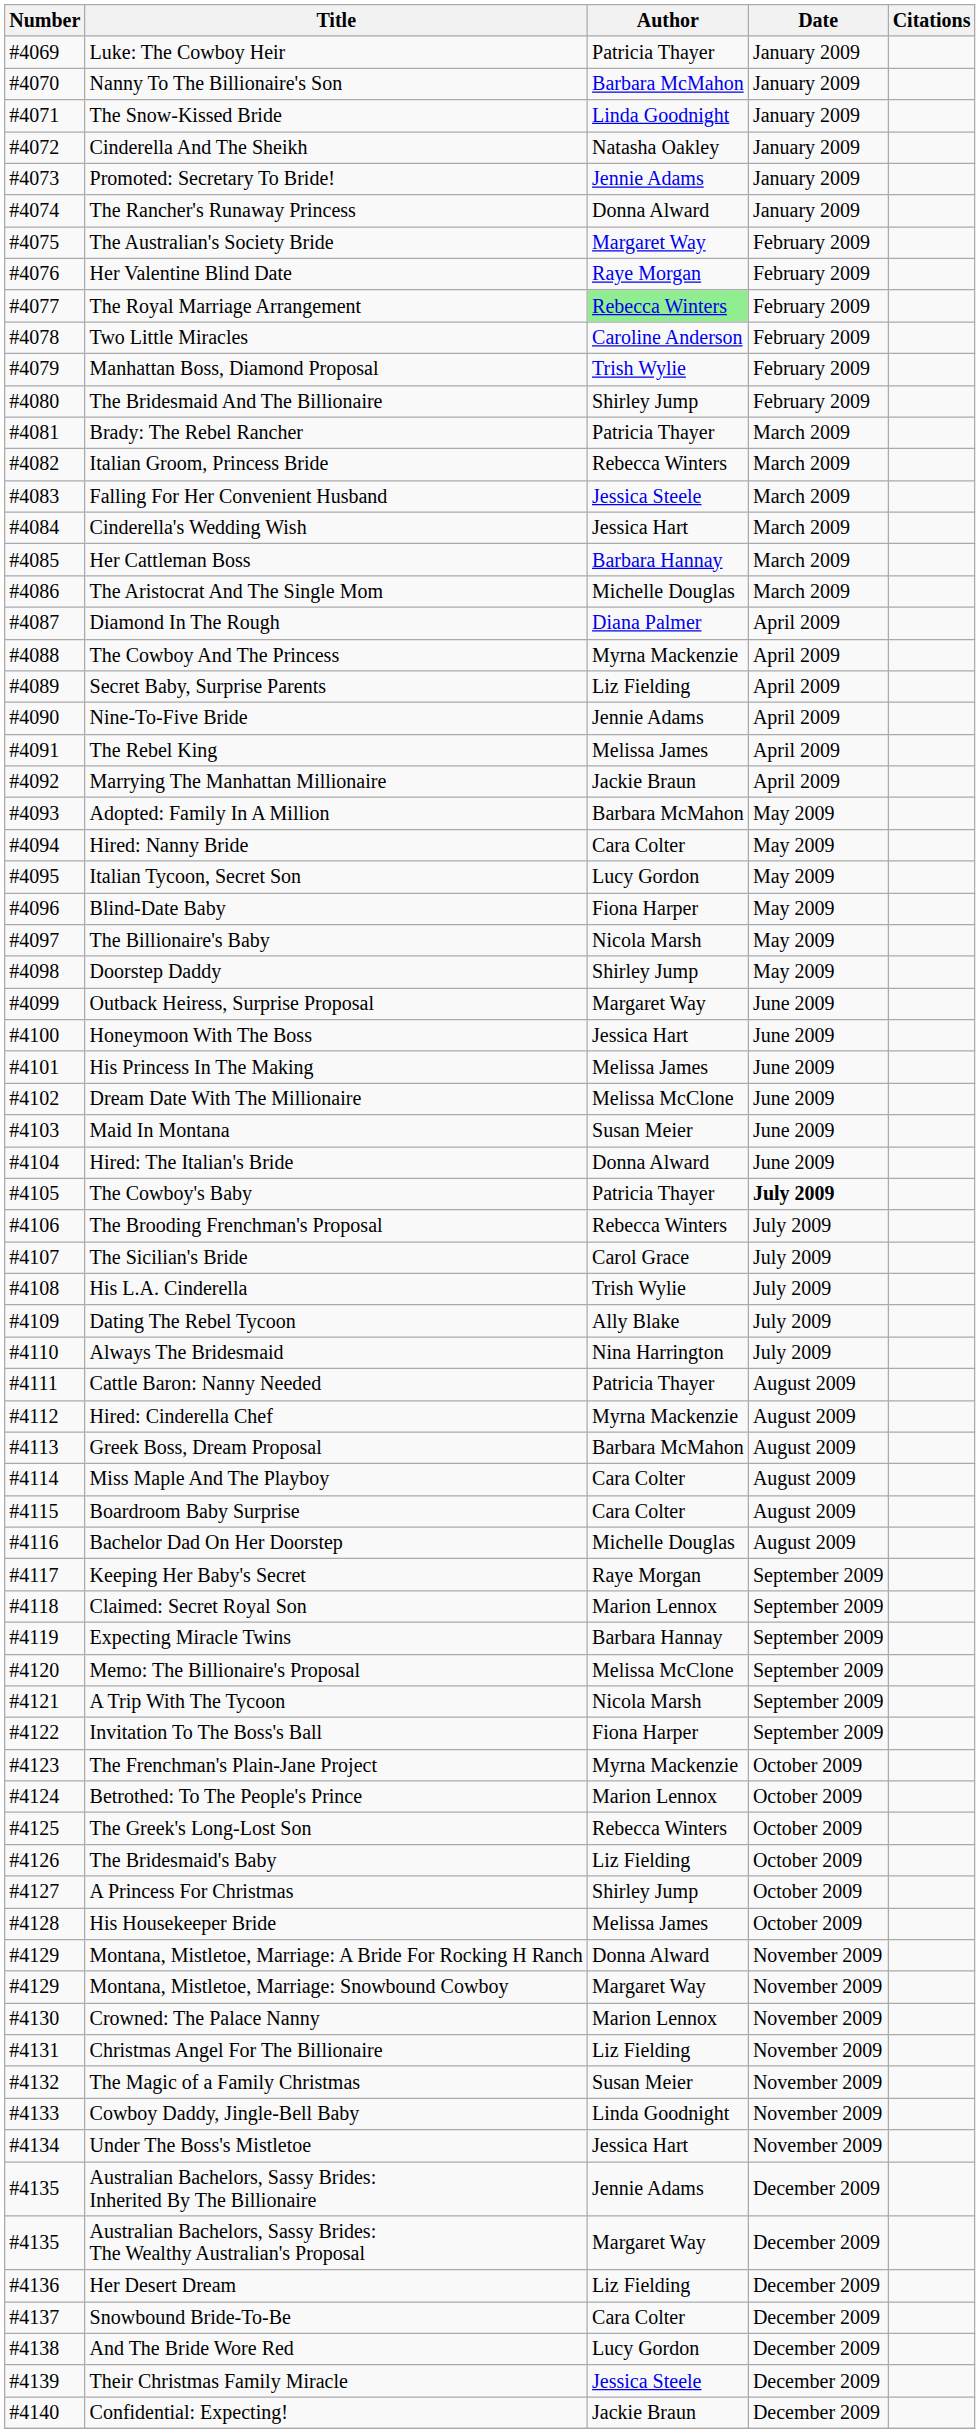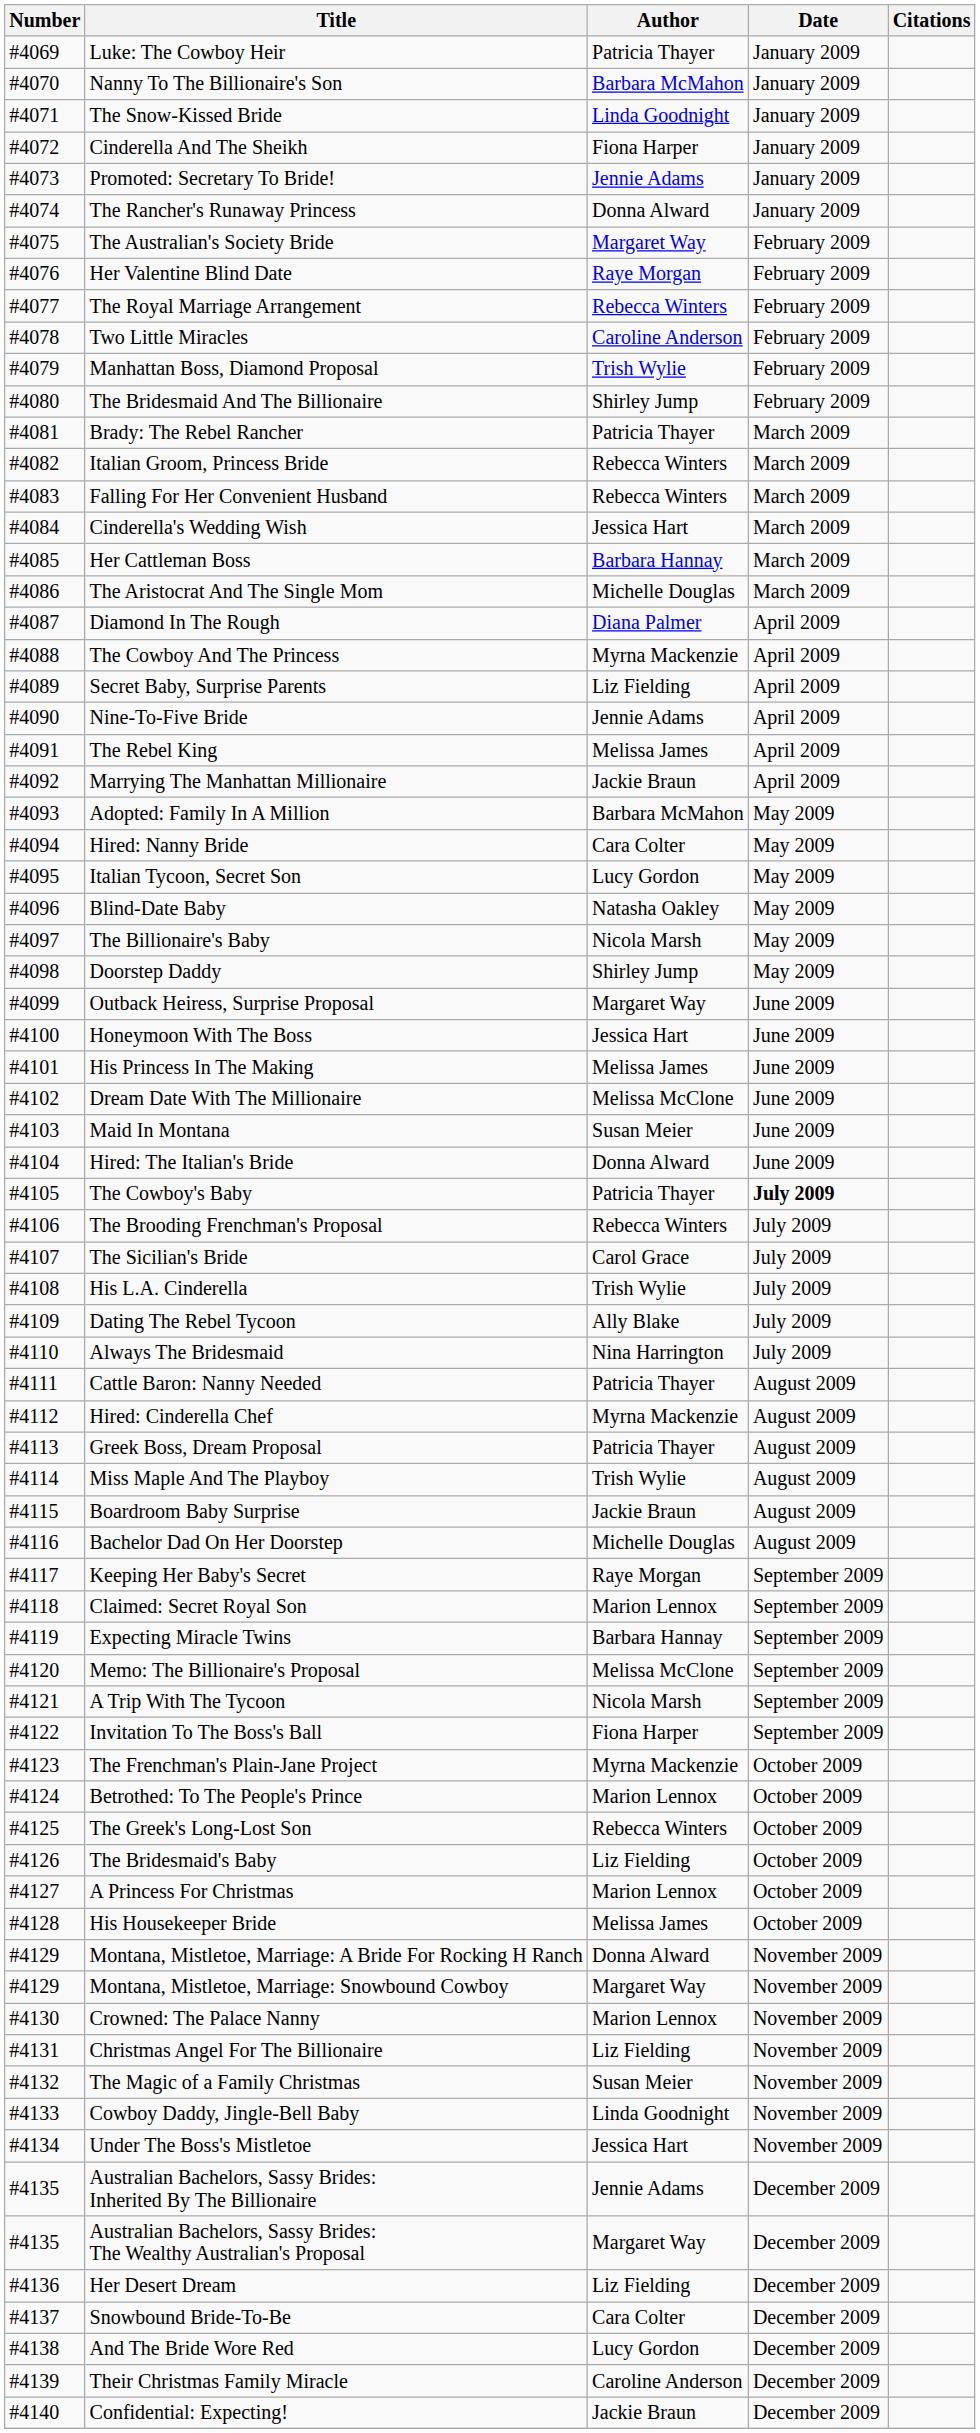(656, 147) Natasha Oakley -> (645, 147) Fiona Harper
(659, 305) lightgreen background -> (659, 305) no background
(647, 496) Jessica Steele -> (659, 496) Rebecca Winters
(645, 908) Fiona Harper -> (656, 908) Natasha Oakley
(668, 1447) Barbara McMahon -> (653, 1447) Patricia Thayer
(638, 1479) Cara Colter -> (639, 1479) Trish Wylie
(638, 1511) Cara Colter -> (644, 1511) Jackie Braun
(645, 1891) Shirley Jump -> (655, 1891) Marion Lennox
(647, 2380) Jessica Steele -> (667, 2380) Caroline Anderson
